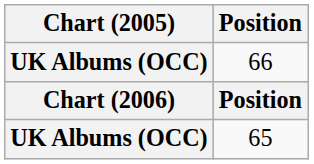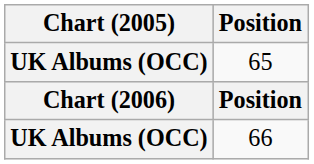rows swapped: (260, 138) <-> (260, 61)
